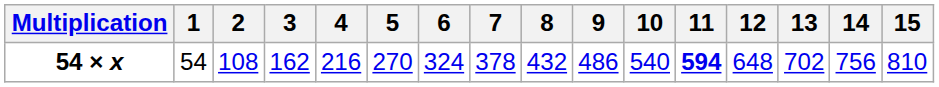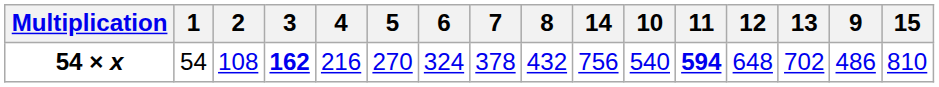columns swapped: (598, 23) <-> (856, 23)
(290, 61) normal -> (290, 61) bold
